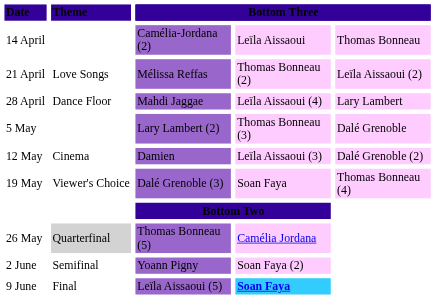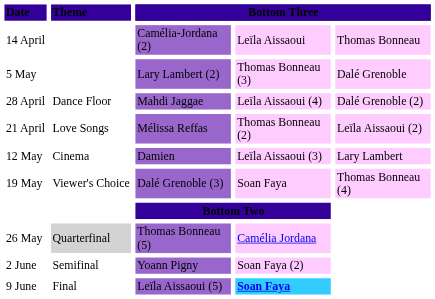rows swapped: (25, 74) <-> (21, 128)
(370, 101) Lary Lambert -> (380, 101) Dalé Grenoble (2)
(380, 156) Dalé Grenoble (2) -> (370, 156) Lary Lambert
